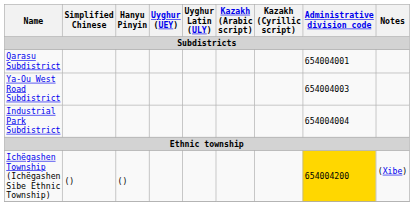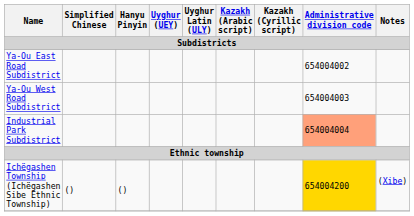- row: (33, 61)
+ row: (33, 66)
(327, 121) no background -> (327, 131) lightsalmon background
